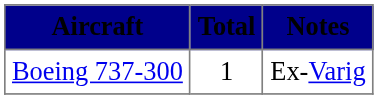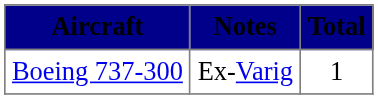columns swapped: (227, 26) <-> (318, 26)
